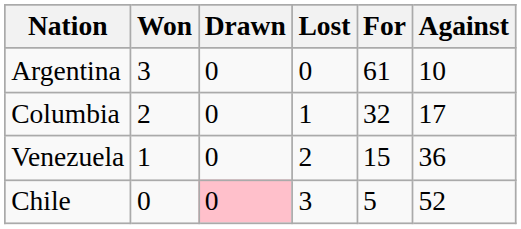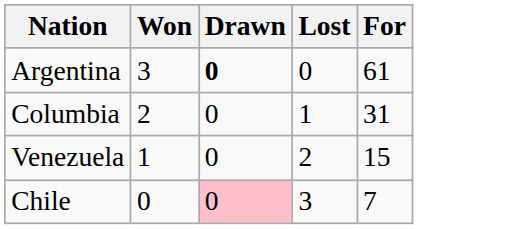- column: (464, 26)
(212, 69) normal -> (212, 69) bold
(377, 113) 32 -> (377, 113) 31
(370, 200) 5 -> (370, 200) 7
